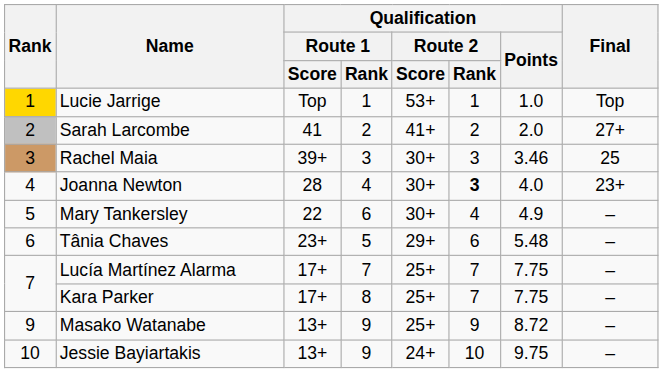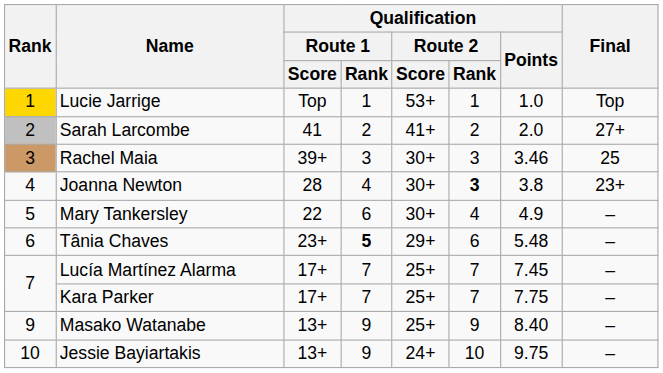(531, 185) 4.0 -> (531, 185) 3.8
(366, 241) normal -> (366, 241) bold
(531, 269) 7.75 -> (531, 269) 7.45
(366, 297) 8 -> (366, 297) 7
(531, 325) 8.72 -> (531, 325) 8.40
